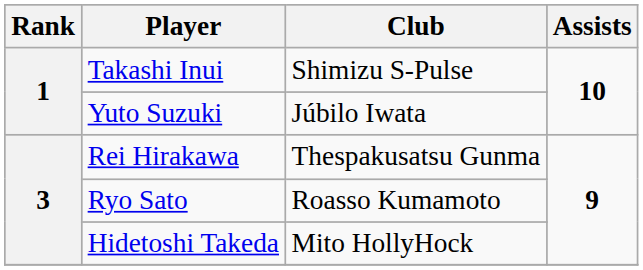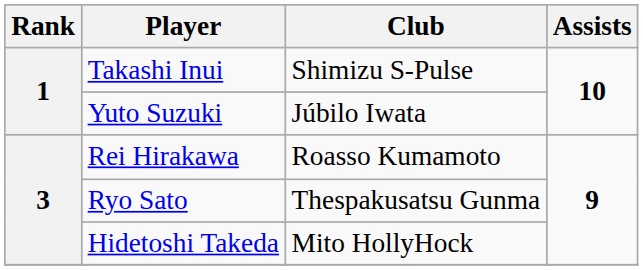(416, 156) Thespakusatsu Gunma -> (396, 156) Roasso Kumamoto
(396, 199) Roasso Kumamoto -> (416, 199) Thespakusatsu Gunma
